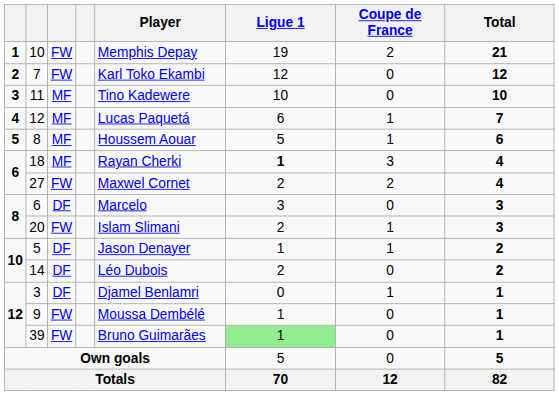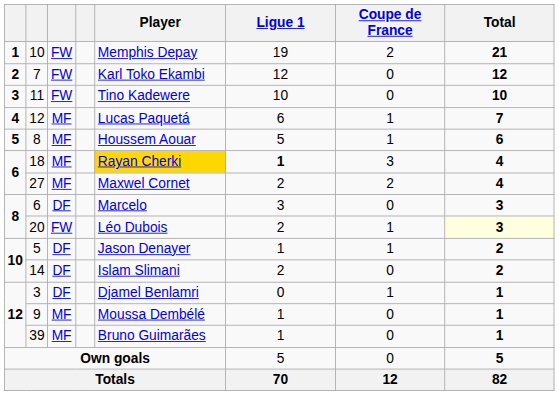(62, 96) MF -> (62, 96) FW
(140, 161) no background -> (140, 161) gold background
(62, 183) FW -> (62, 183) MF
(139, 227) Islam Slimani -> (133, 227) Léo Dubois
(500, 227) no background -> (500, 227) lightyellow background
(133, 270) Léo Dubois -> (139, 270) Islam Slimani
(62, 314) FW -> (62, 314) MF
(62, 336) FW -> (62, 336) MF
(281, 336) lightgreen background -> (281, 336) no background
